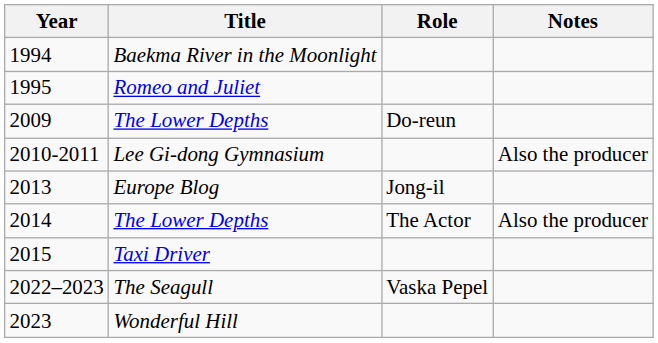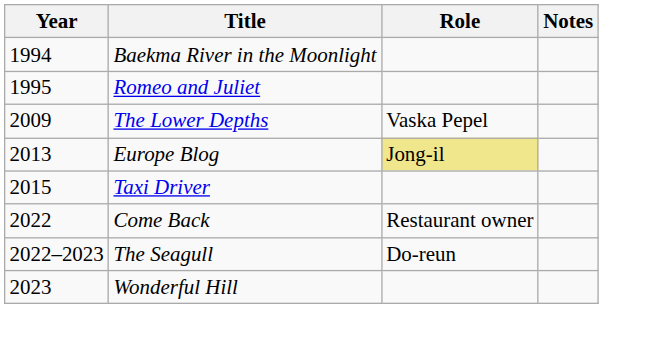(421, 120) Do-reun -> (437, 120) Vaska Pepel
- row: (55, 154)
(415, 187) no background -> (415, 154) khaki background
- row: (30, 220)
+ row: (30, 220)
(437, 287) Vaska Pepel -> (421, 253) Do-reun
